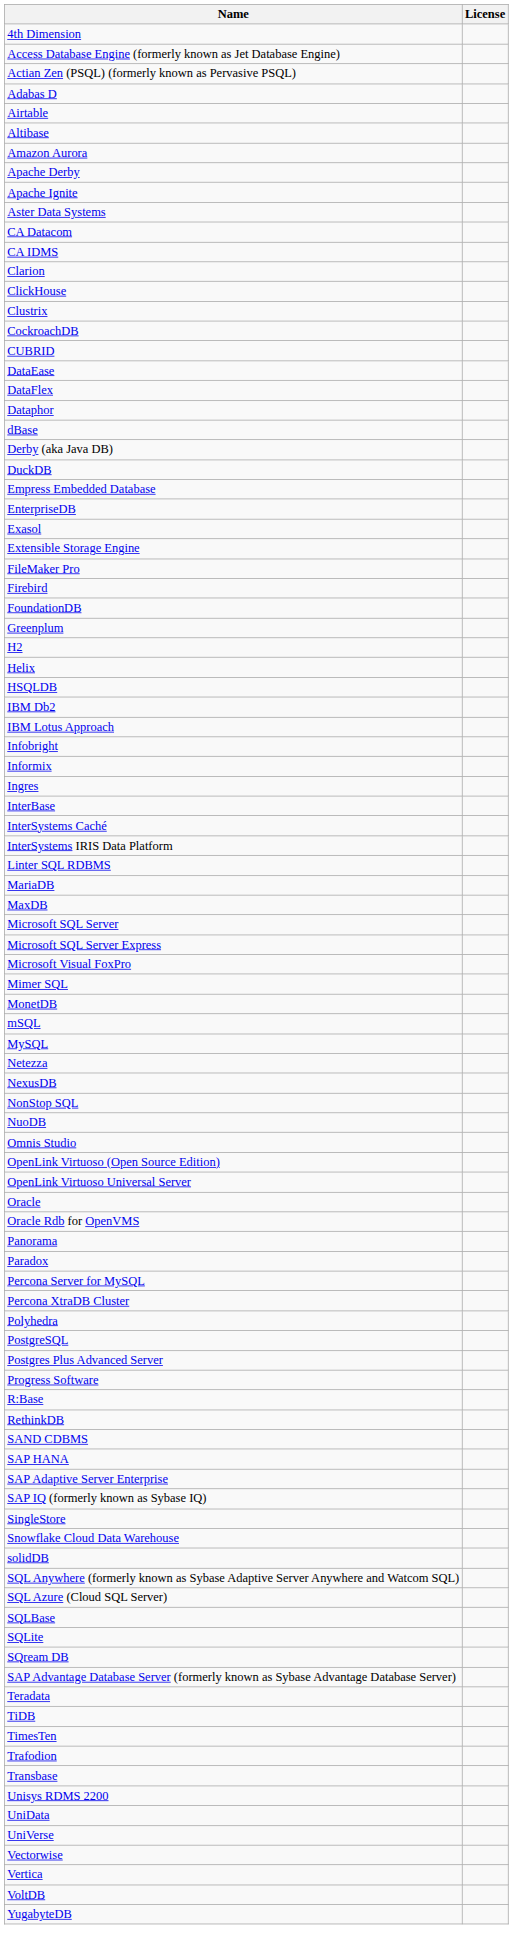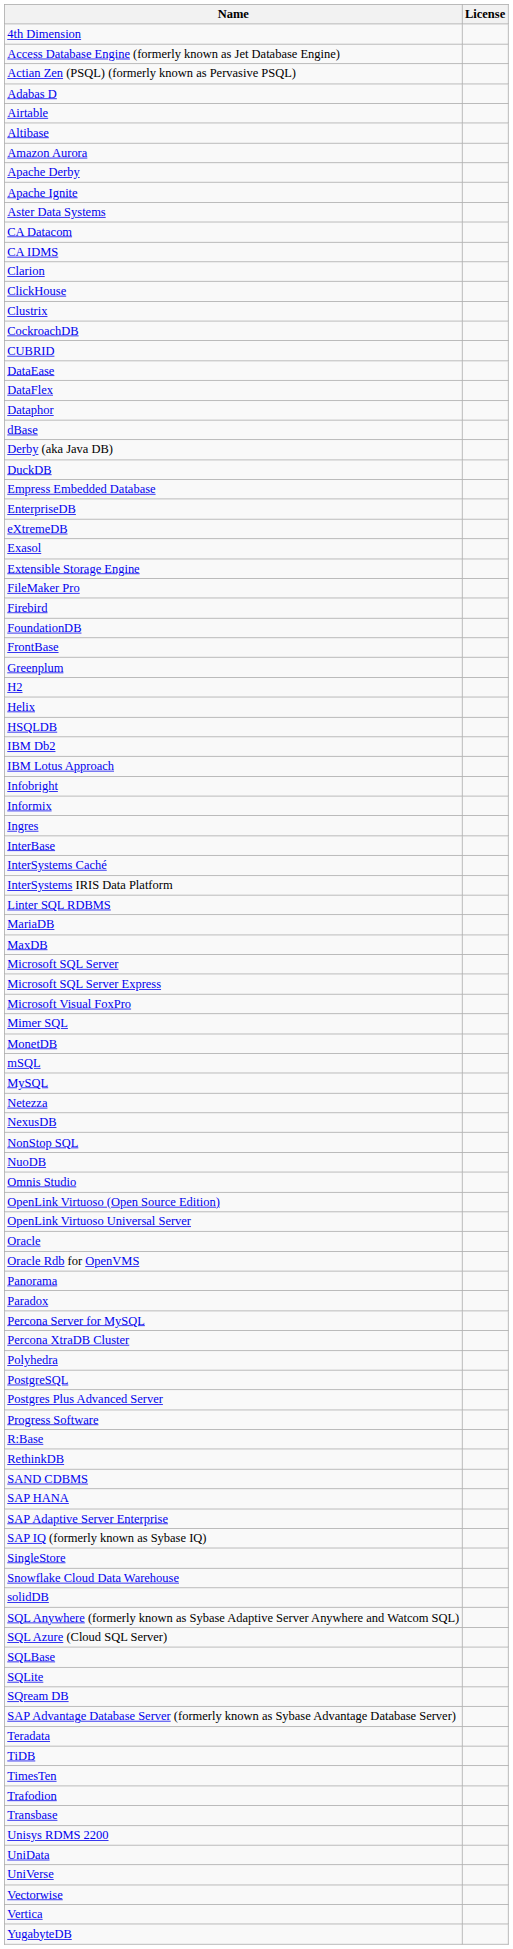+ row: (37, 529)
+ row: (33, 647)
- row: (26, 1894)
